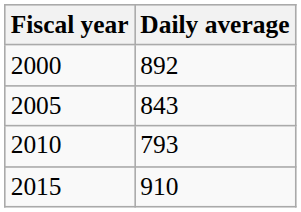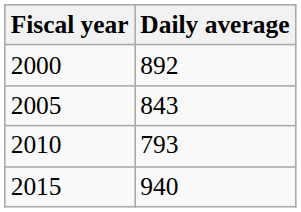(159, 186) 910 -> (159, 186) 940
